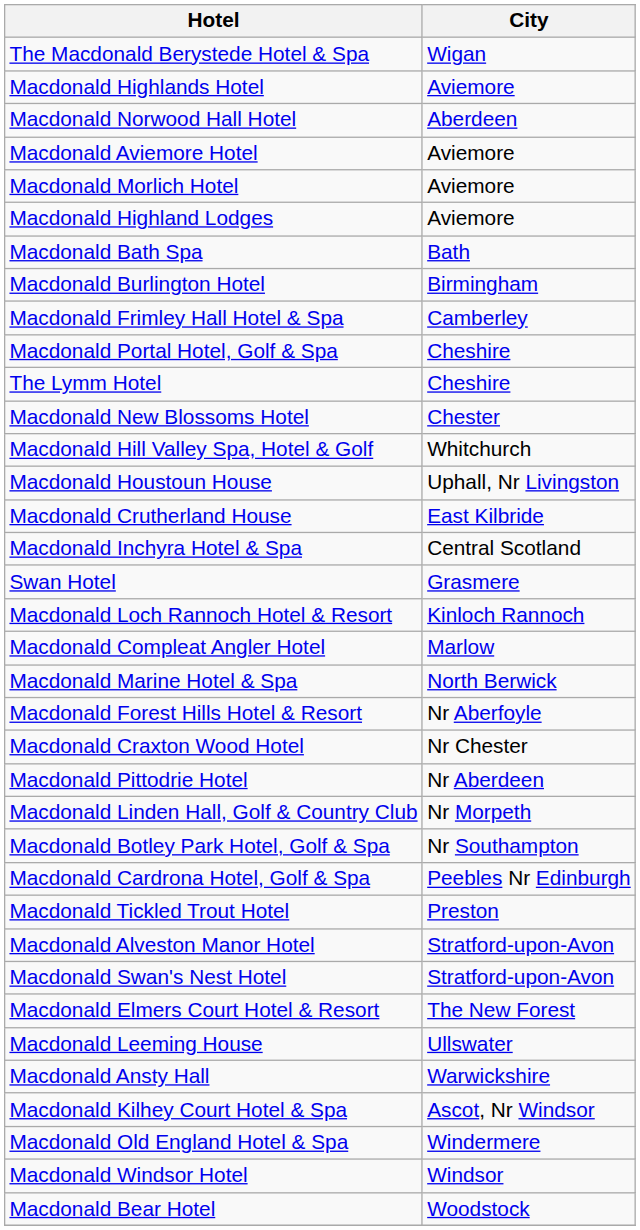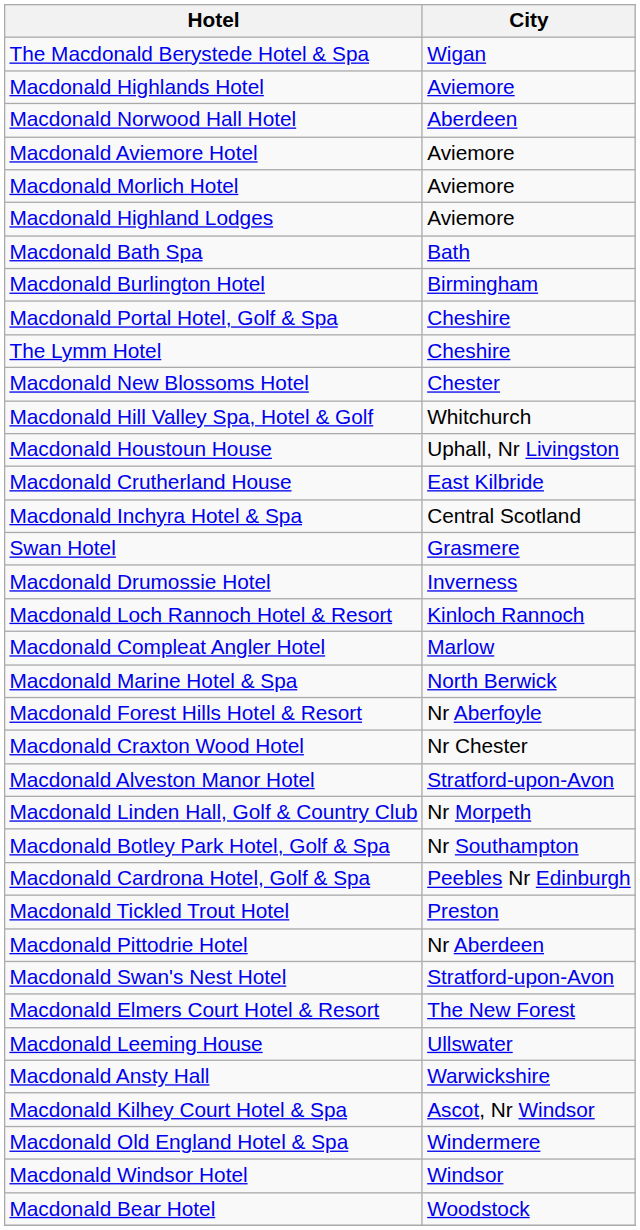- row: (176, 317)
+ row: (140, 581)
rows swapped: (129, 779) <-> (162, 944)
